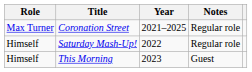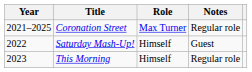columns swapped: (164, 12) <-> (30, 12)
(215, 43) Regular role -> (202, 43) Guest
(202, 59) Guest -> (215, 59) Regular role
